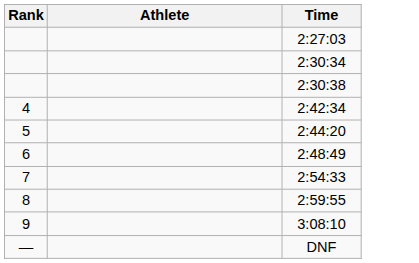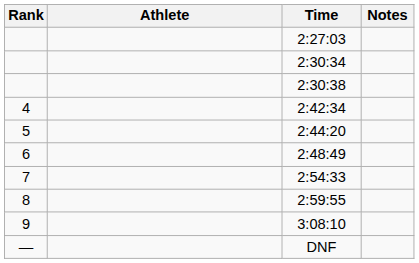+ column: (387, 16)
